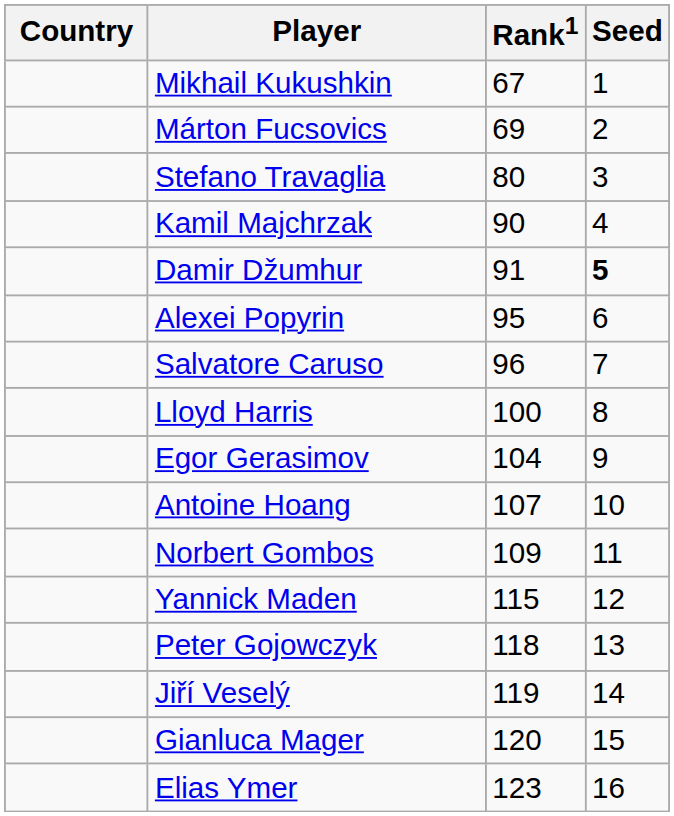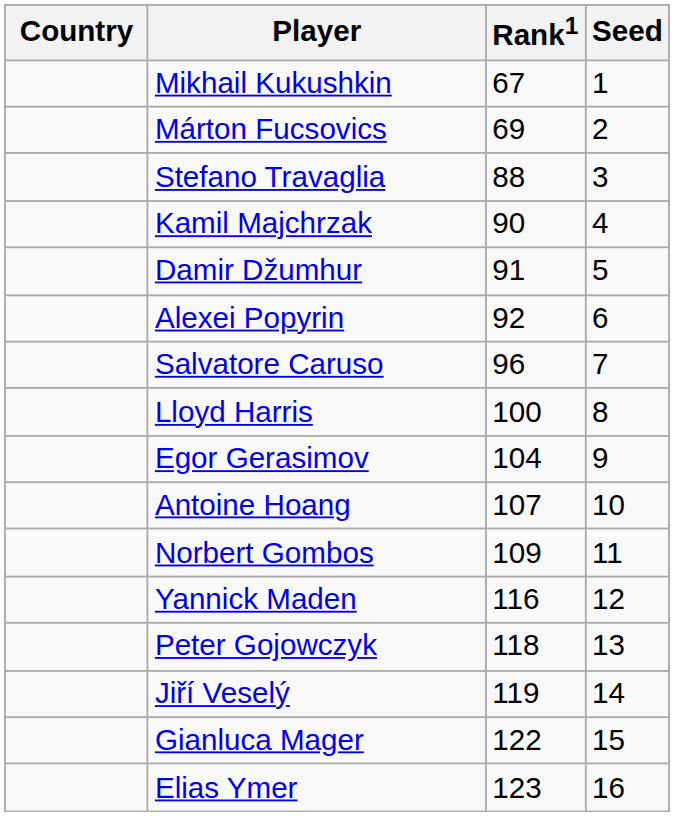(509, 176) 80 -> (509, 176) 88
(600, 270) bold -> (600, 270) normal
(509, 317) 95 -> (509, 317) 92
(516, 599) 115 -> (516, 599) 116
(517, 740) 120 -> (517, 740) 122
